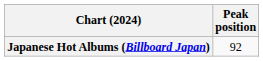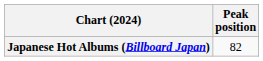(236, 46) 92 -> (236, 46) 82
